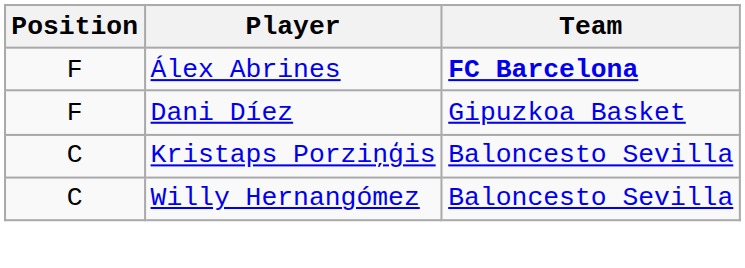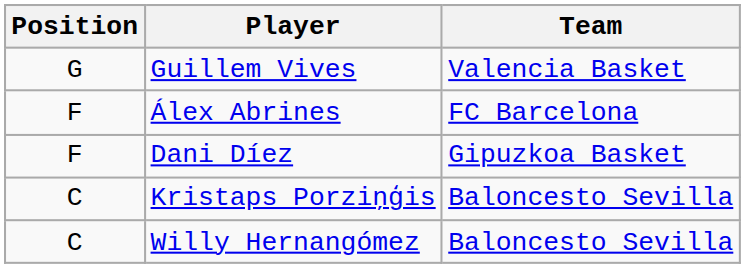+ row: (254, 70)
(543, 70) bold -> (543, 113) normal
